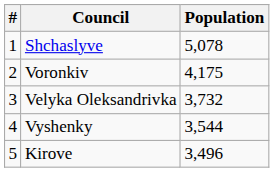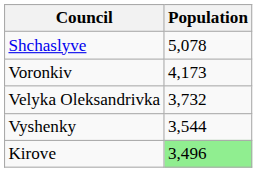- column: (13, 18)
(204, 72) 4,175 -> (187, 72) 4,173
(204, 153) no background -> (187, 153) lightgreen background
